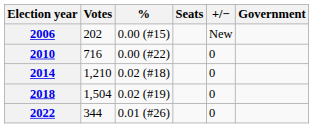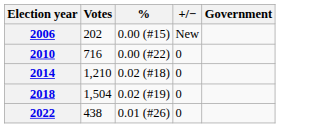- column: (189, 14)
(93, 113) 344 -> (93, 113) 438
